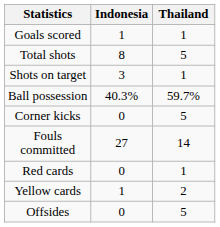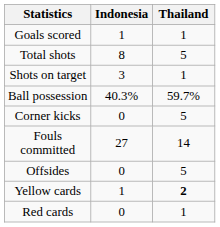rows swapped: (48, 211) <-> (48, 171)
(184, 191) normal -> (184, 191) bold
